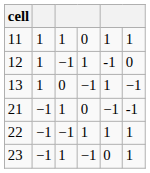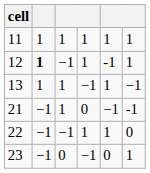(84, 39) 0 -> (84, 39) 1
(40, 62) normal -> (40, 62) bold
(129, 62) 0 -> (129, 62) 1
(62, 86) 0 -> (62, 86) 1
(129, 132) 1 -> (129, 132) 0
(62, 156) 1 -> (62, 156) 0
